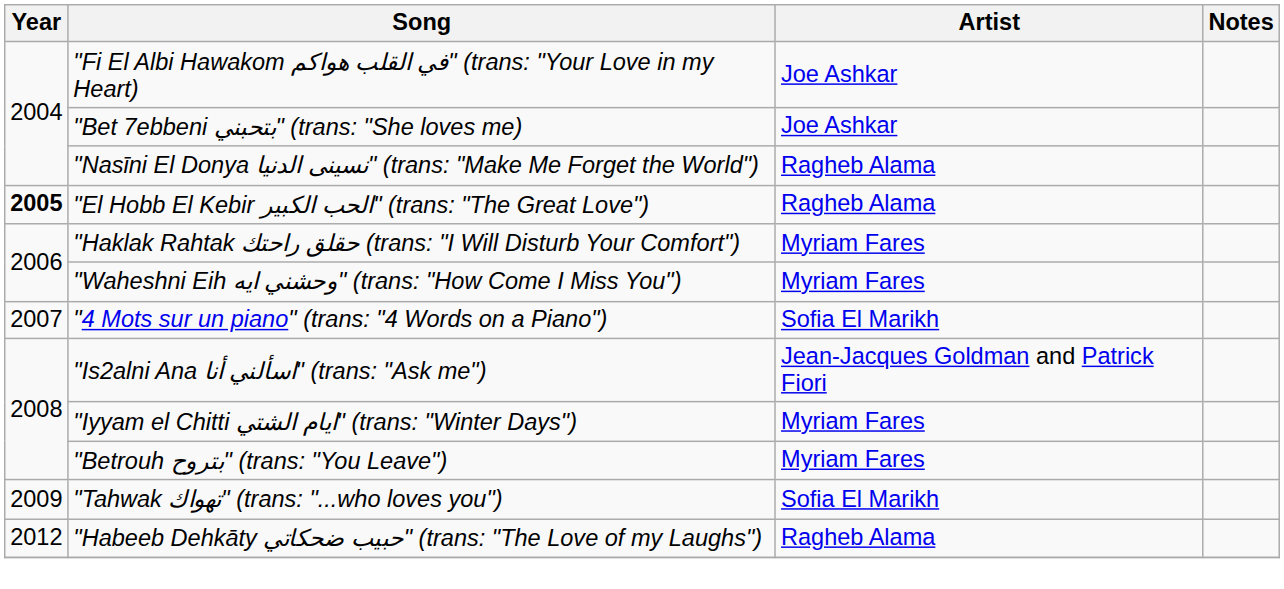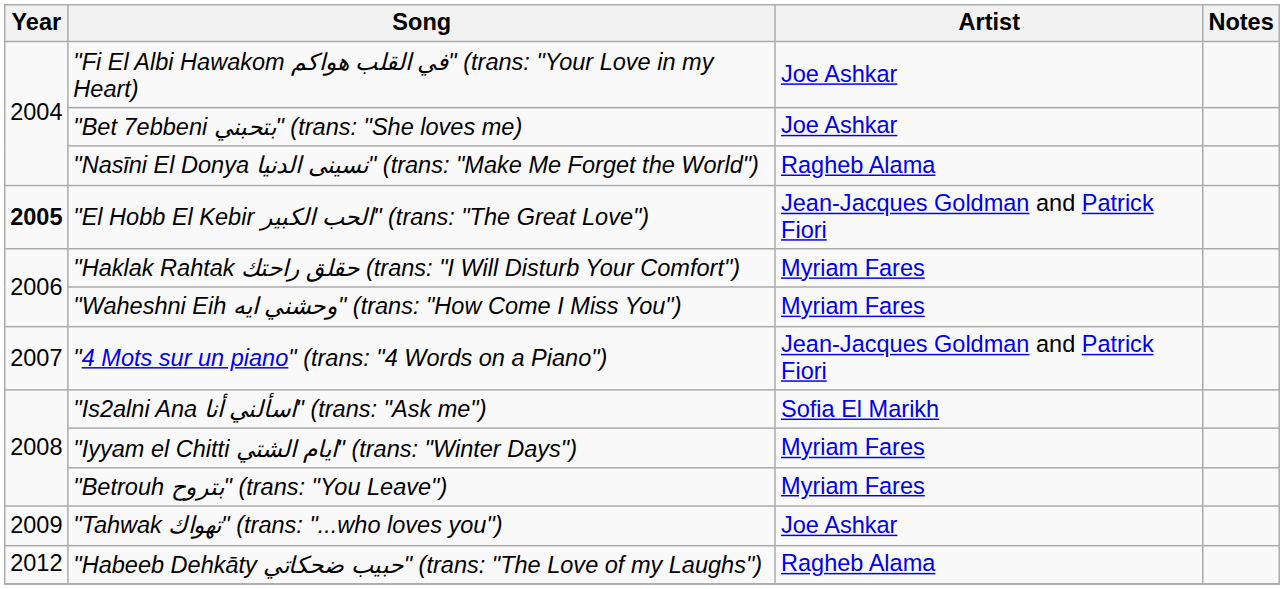(858, 203) Ragheb Alama -> (967, 216) Jean-Jacques Goldman and Patrick Fiori
(860, 319) Sofia El Marikh -> (967, 357) Jean-Jacques Goldman and Patrick Fiori
(967, 370) Jean-Jacques Goldman and Patrick Fiori -> (860, 409) Sofia El Marikh
(860, 498) Sofia El Marikh -> (839, 525) Joe Ashkar
